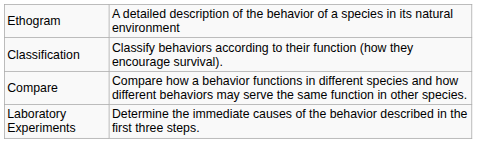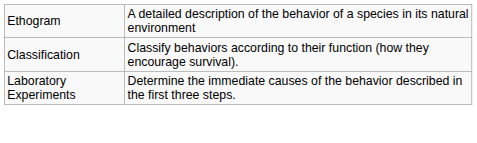- row: (33, 87)
